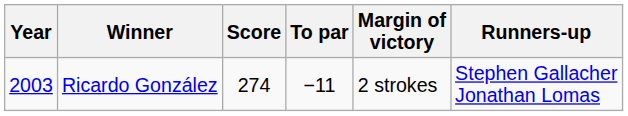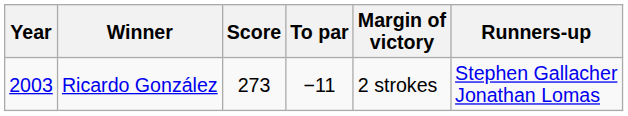(254, 84) 274 -> (254, 84) 273
